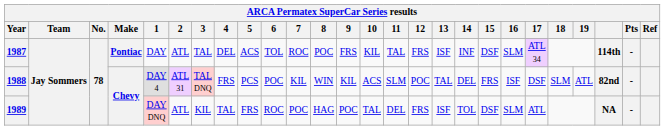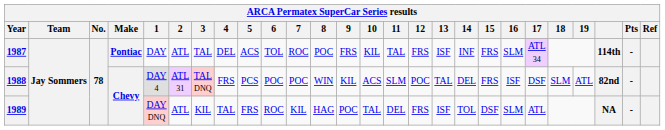(490, 52) DSF -> (490, 52) FRS
(298, 81) KIL -> (298, 81) POC
(298, 110) POC -> (298, 110) KIL
